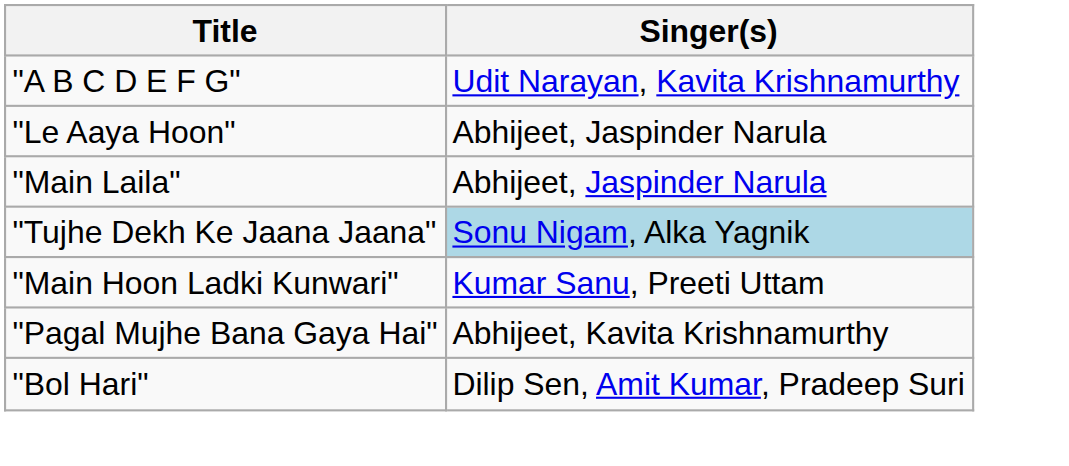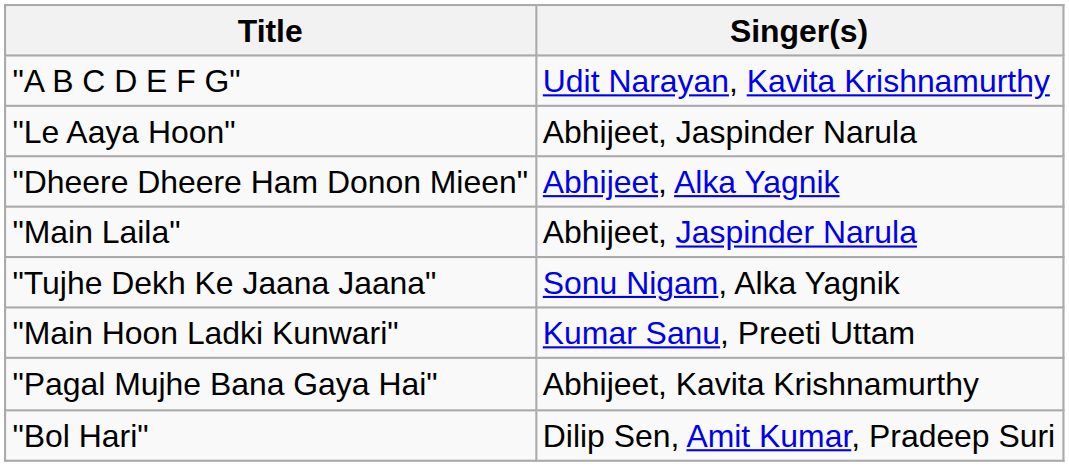+ row: (270, 182)
(631, 233) lightblue background -> (721, 283) no background
